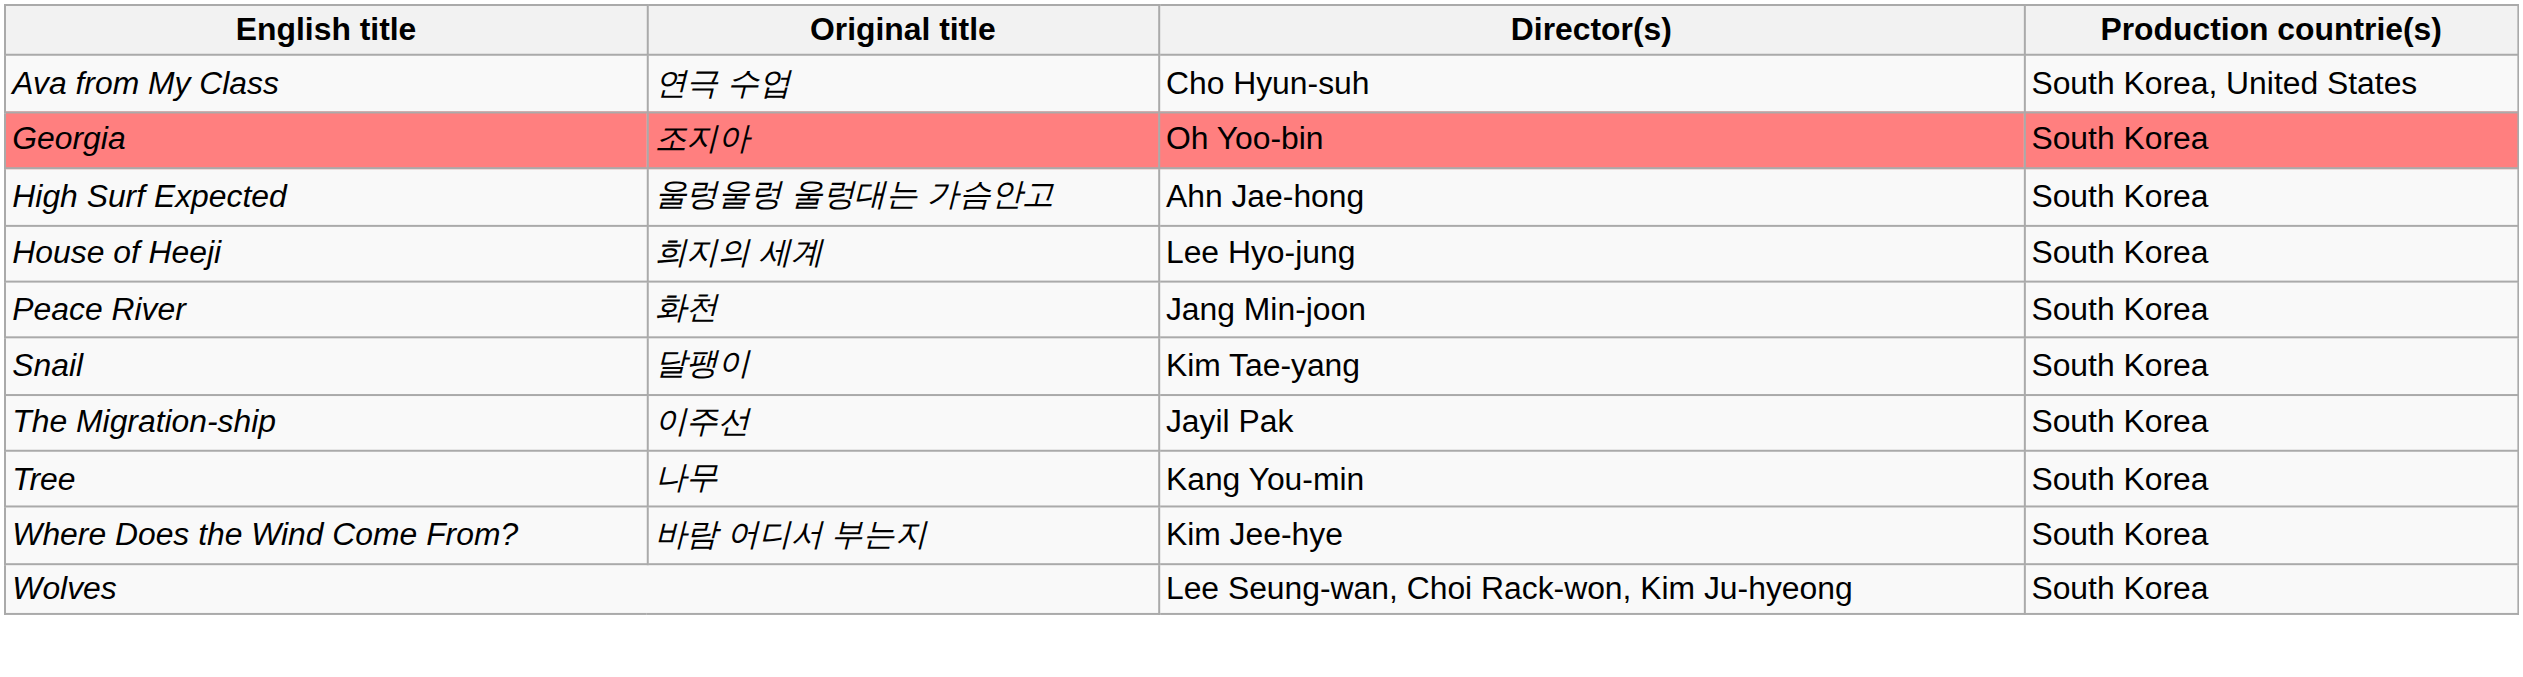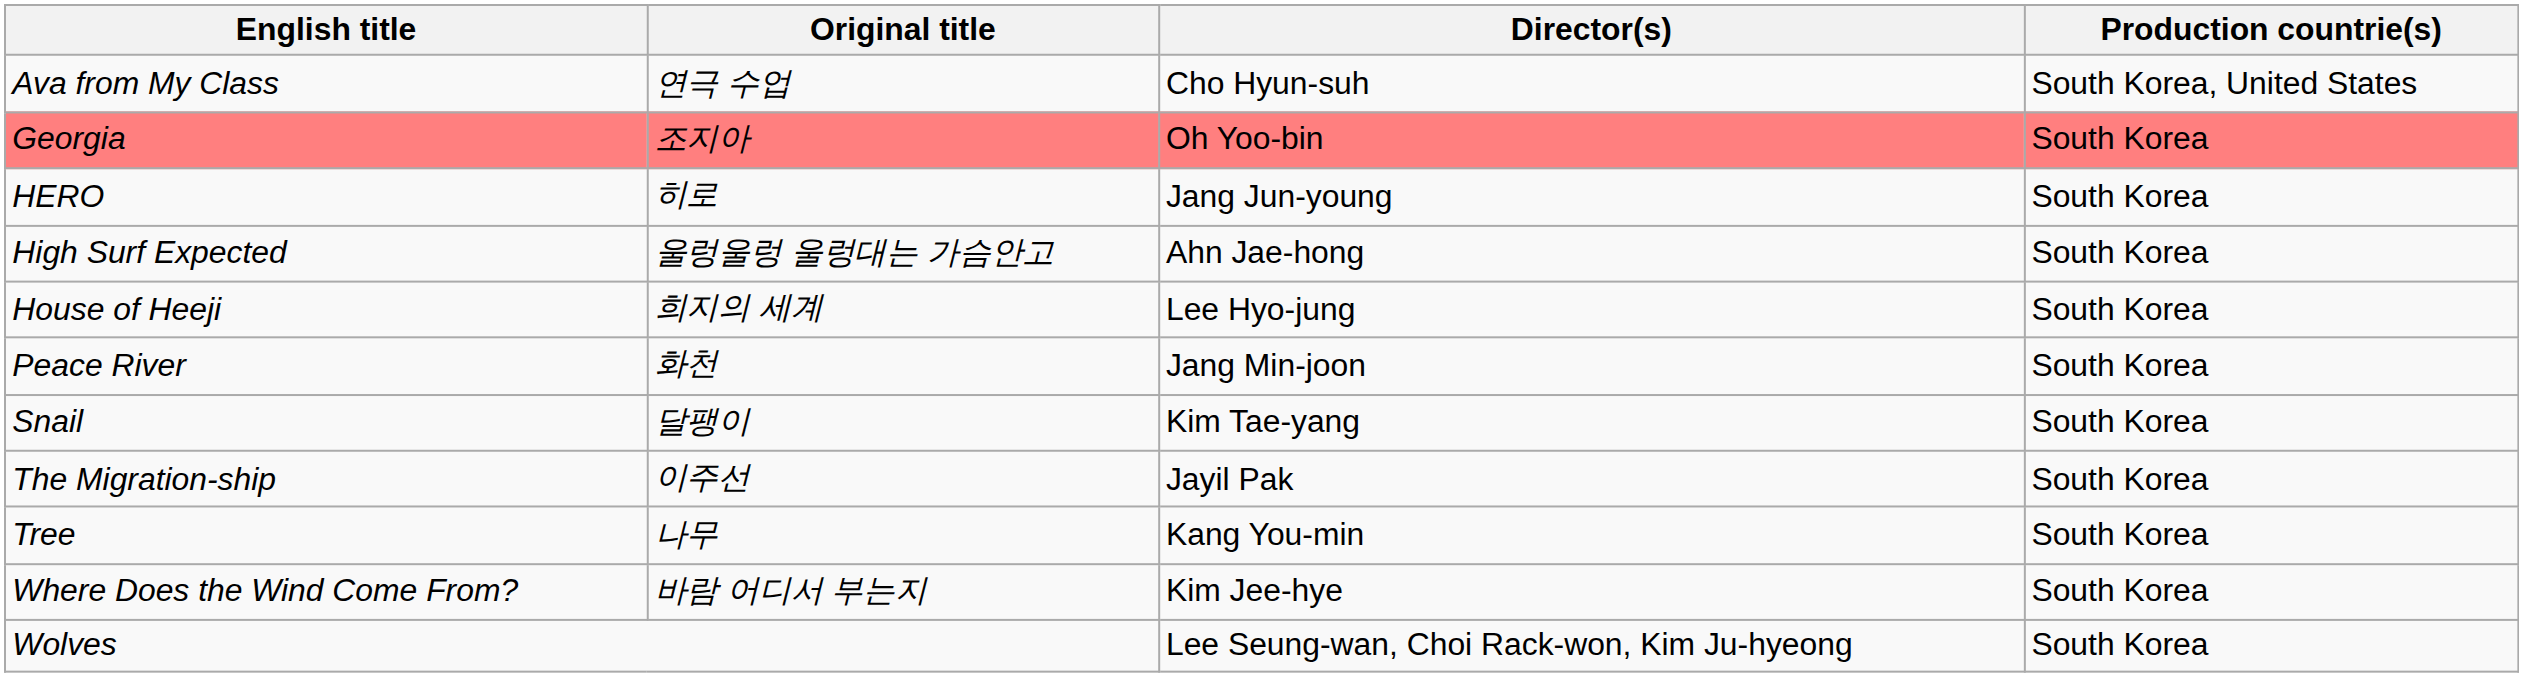+ row: (58, 196)
